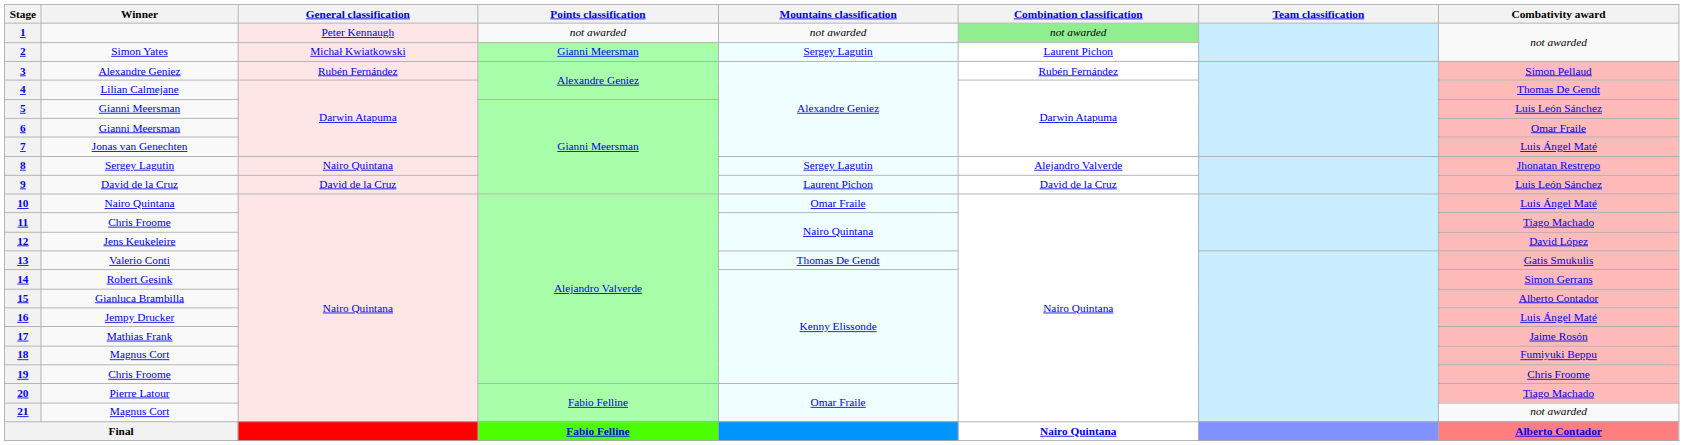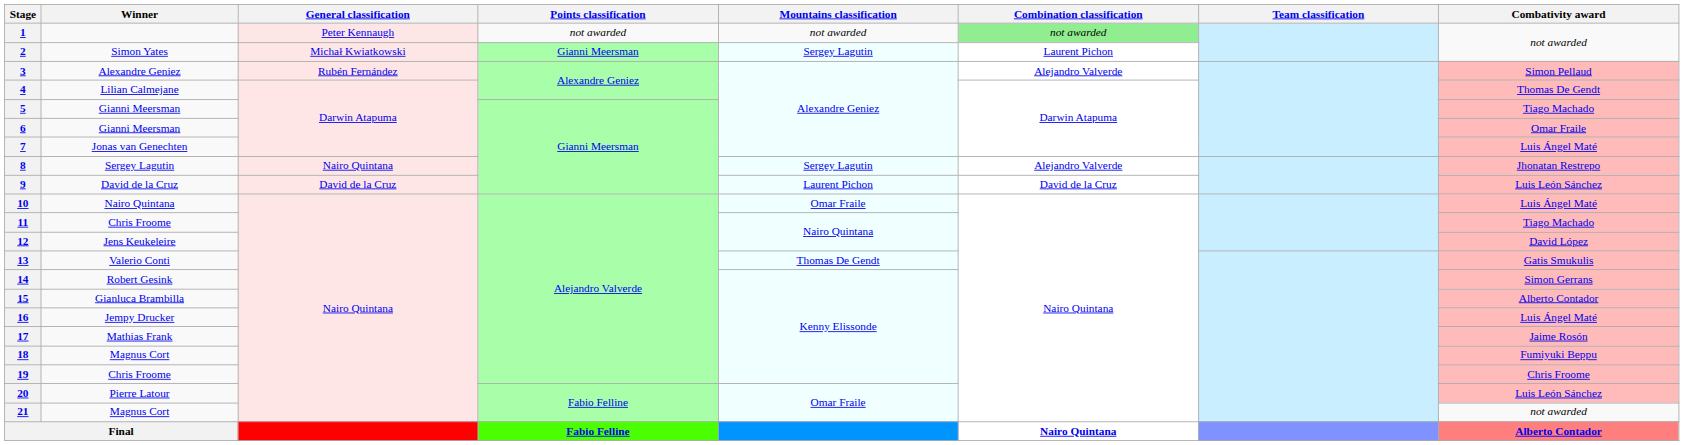(1078, 71) Rubén Fernández -> (1078, 71) Alejandro Valverde
(1559, 109) Luis León Sánchez -> (1559, 109) Tiago Machado
(1559, 393) Tiago Machado -> (1559, 393) Luis León Sánchez
